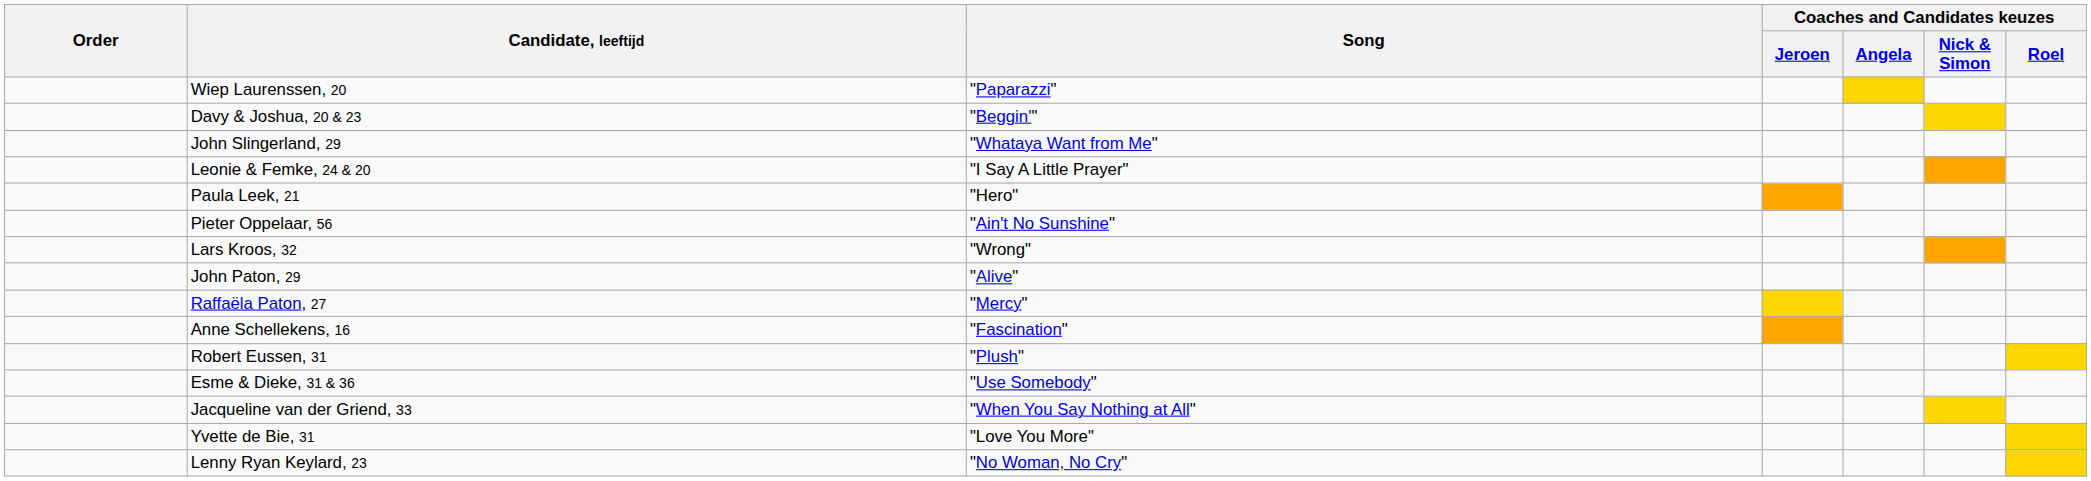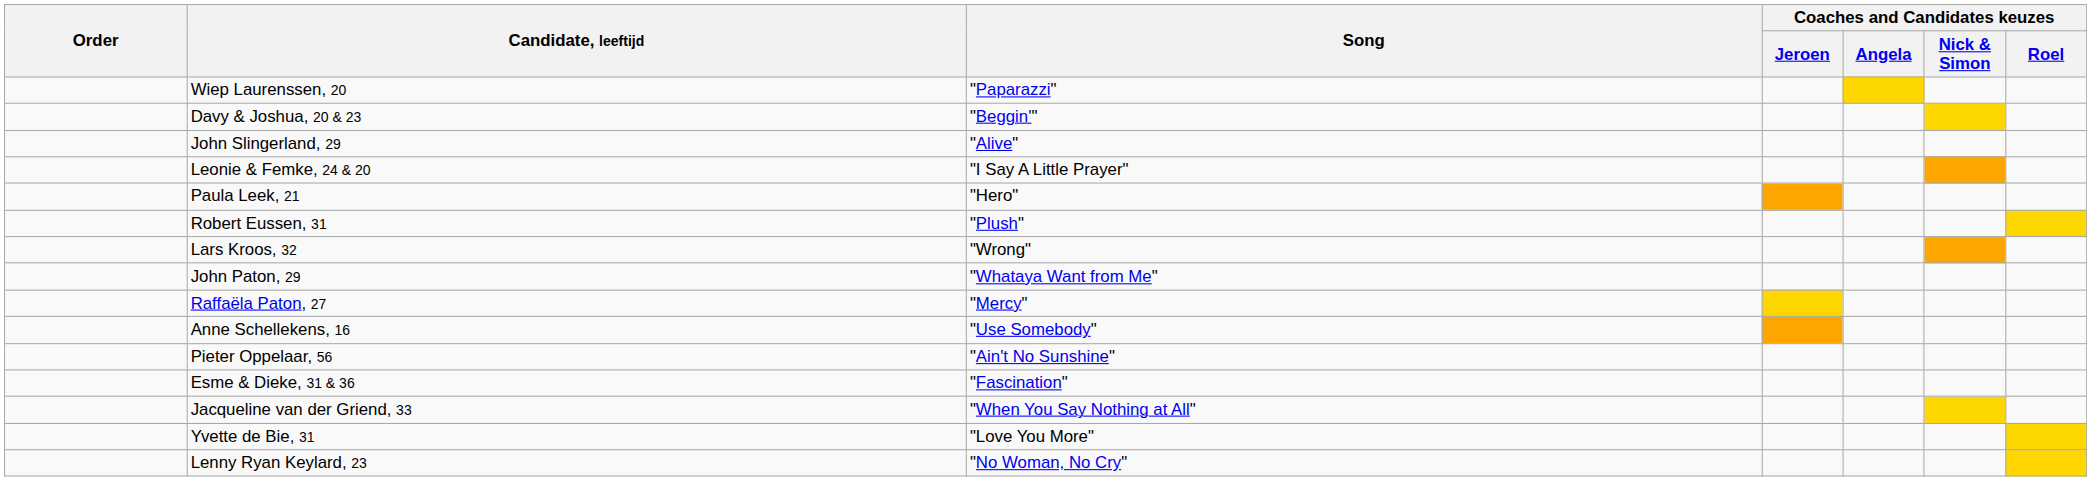(1064, 143) "Whataya Want from Me" -> (994, 143) "Alive"
rows swapped: (261, 223) <-> (259, 356)
(994, 276) "Alive" -> (1064, 276) "Whataya Want from Me"
(1019, 329) "Fascination" -> (1033, 329) "Use Somebody"
(1033, 383) "Use Somebody" -> (1019, 383) "Fascination"
